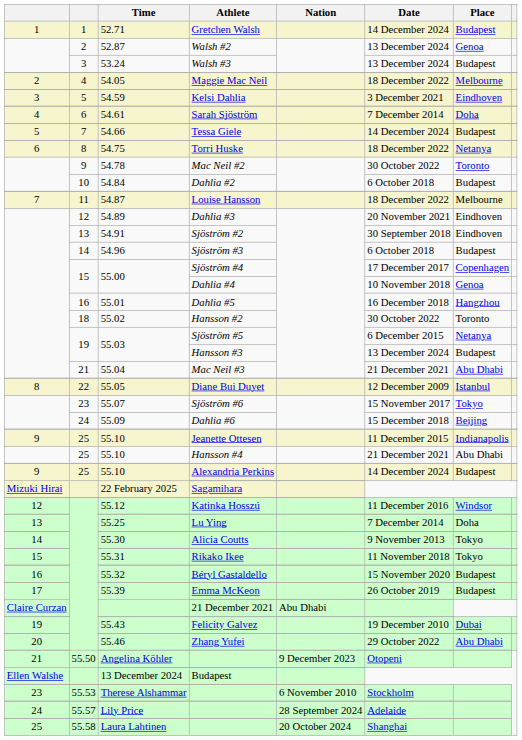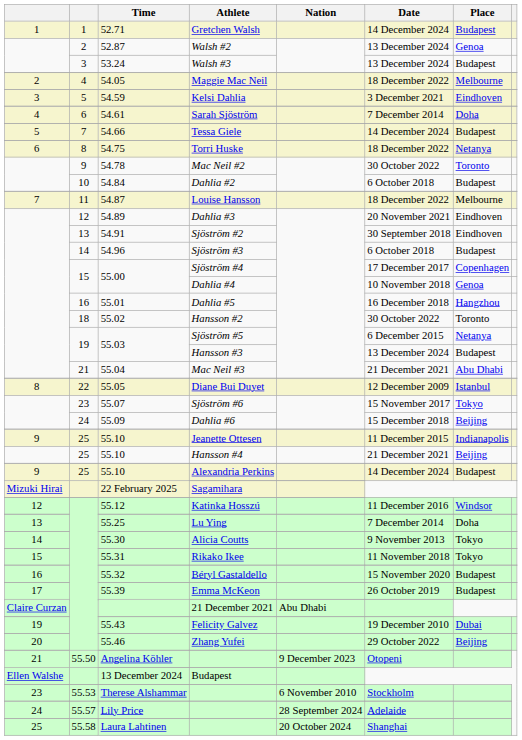(479, 455) Abu Dhabi -> (471, 455) Beijing
(479, 642) Abu Dhabi -> (471, 642) Beijing
